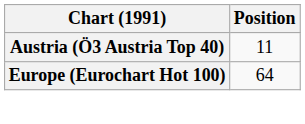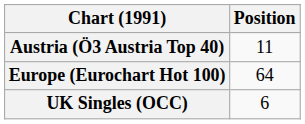+ row: (117, 103)
